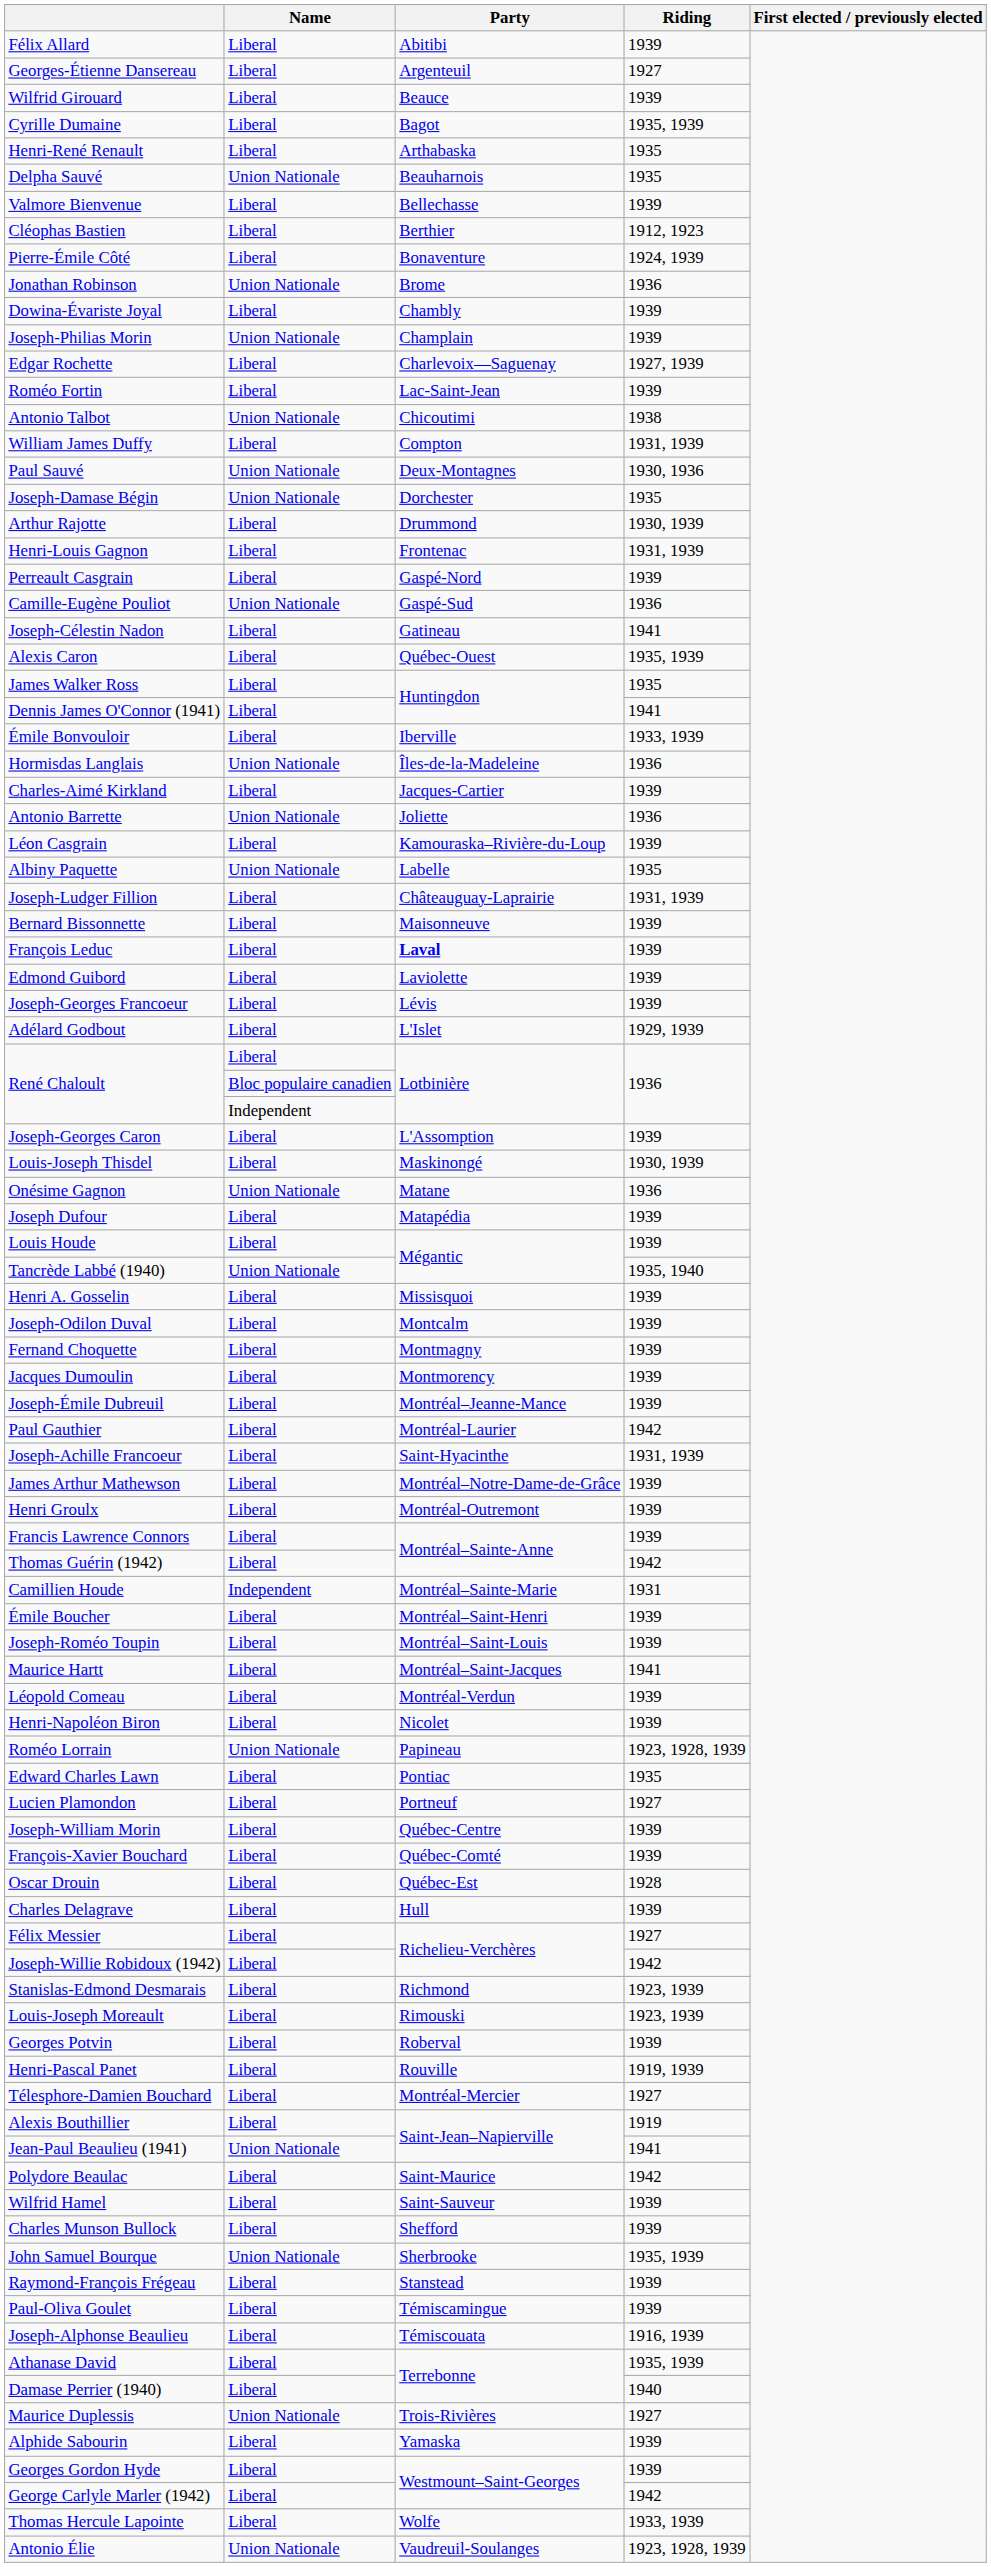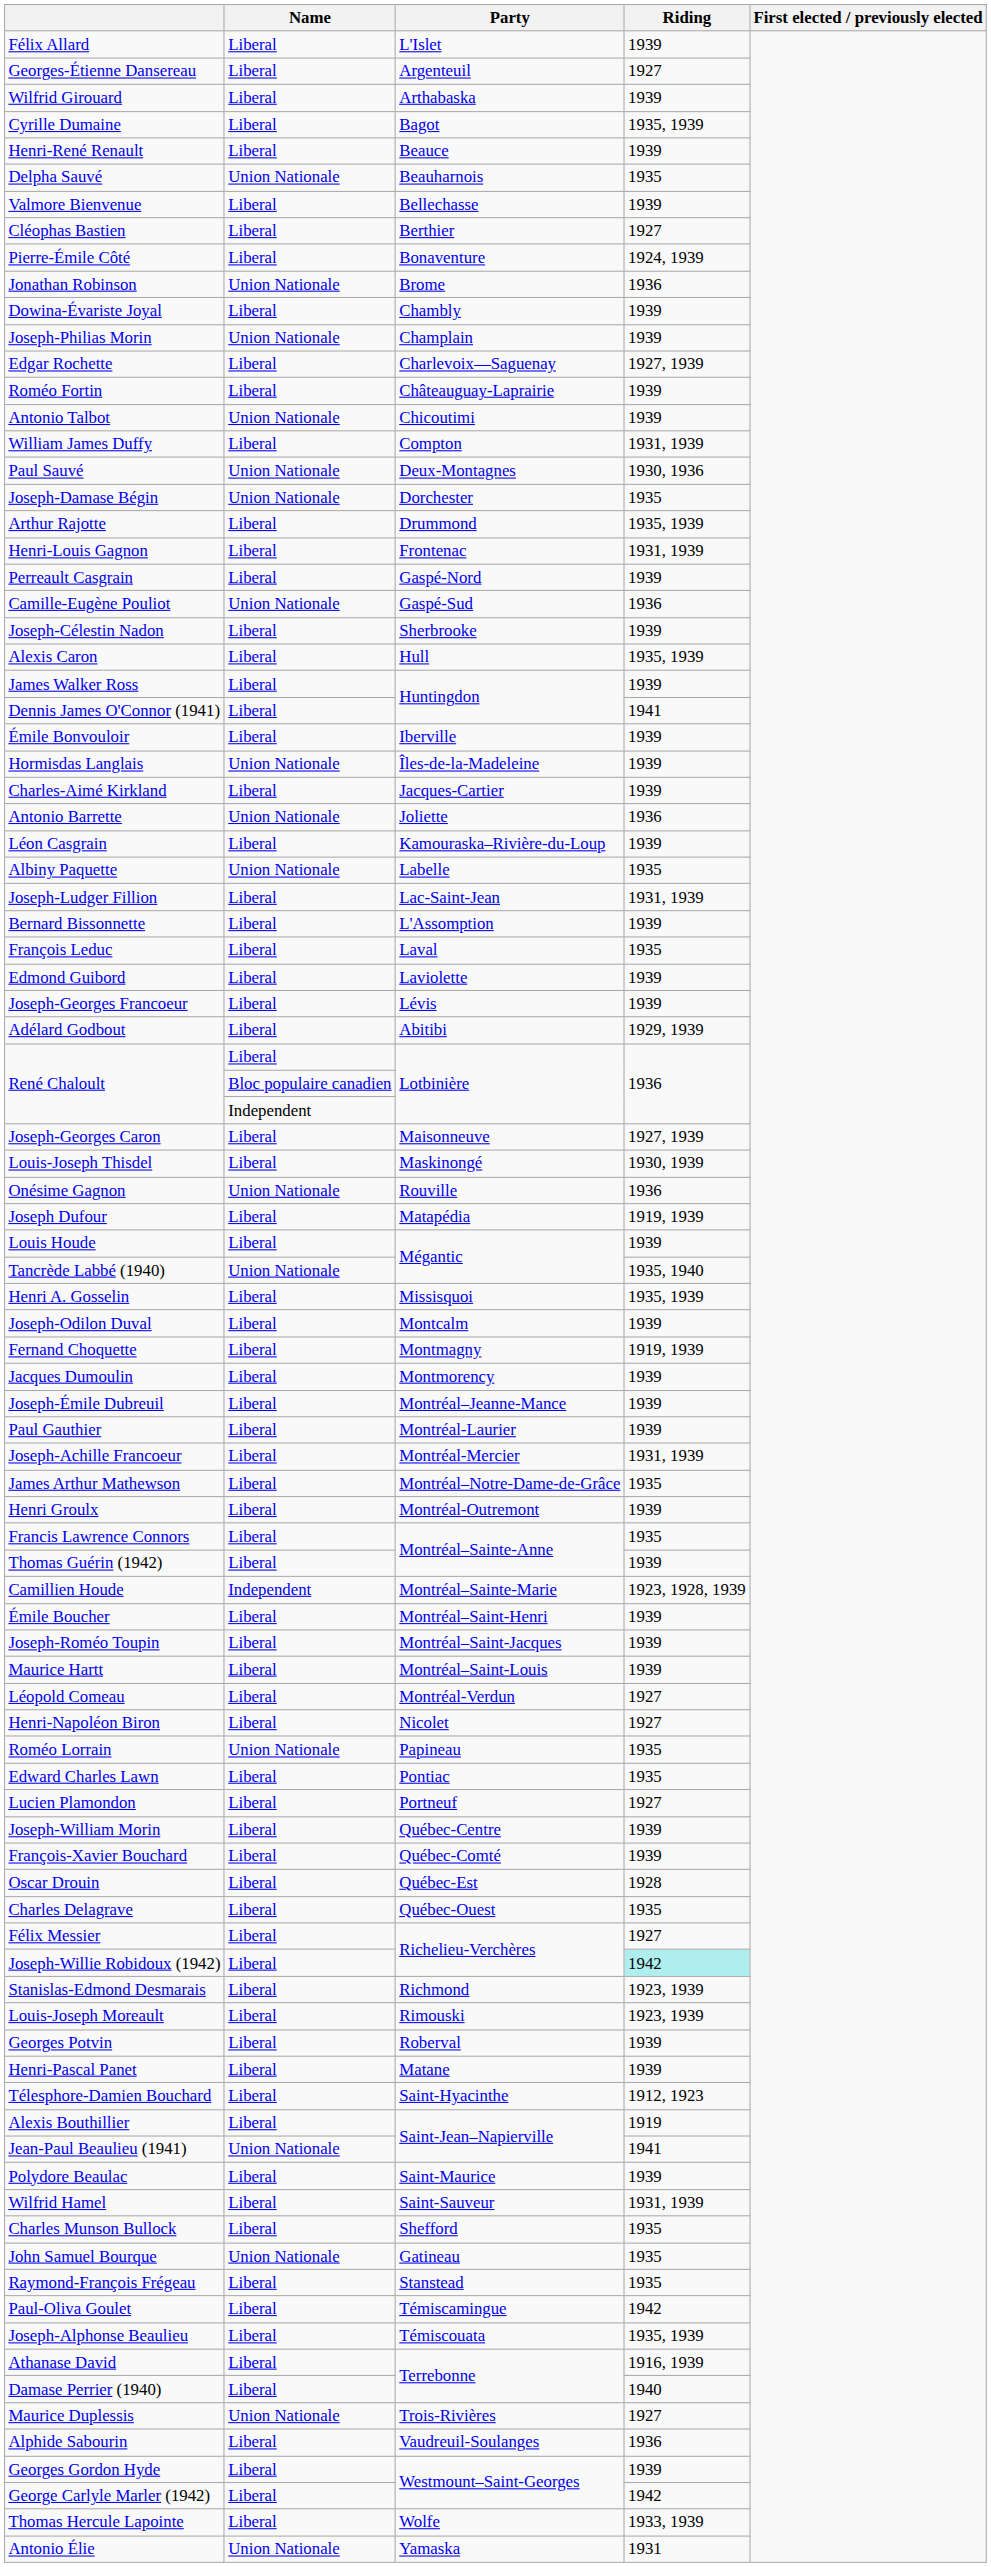(423, 44) Abitibi -> (420, 44) L'Islet
(424, 97) Beauce -> (438, 97) Arthabaska
(438, 151) Arthabaska -> (424, 151) Beauce
(645, 151) 1935 -> (645, 151) 1939
(666, 230) 1912, 1923 -> (645, 230) 1927
(450, 390) Lac-Saint-Jean -> (477, 390) Châteauguay-Laprairie
(645, 417) 1938 -> (645, 417) 1939
(666, 524) 1930, 1939 -> (666, 524) 1935, 1939
(430, 630) Gatineau -> (438, 630) Sherbrooke
(645, 630) 1941 -> (645, 630) 1939
(447, 657) Québec-Ouest -> (414, 657) Hull
(645, 683) 1935 -> (645, 683) 1939
(666, 737) 1933, 1939 -> (645, 737) 1939
(645, 763) 1936 -> (645, 763) 1939
(477, 897) Châteauguay-Laprairie -> (450, 897) Lac-Saint-Jean
(445, 923) Maisonneuve -> (447, 923) L'Assomption
(420, 950) bold -> (418, 950) normal
(645, 950) 1939 -> (645, 950) 1935
(420, 1030) L'Islet -> (423, 1030) Abitibi
(447, 1136) L'Assomption -> (445, 1136) Maisonneuve
(645, 1136) 1939 -> (666, 1136) 1927, 1939
(424, 1190) Matane -> (428, 1190) Rouville
(645, 1216) 1939 -> (666, 1216) 1919, 1939
(645, 1296) 1939 -> (666, 1296) 1935, 1939
(645, 1350) 1939 -> (666, 1350) 1919, 1939
(645, 1429) 1942 -> (645, 1429) 1939
(454, 1456) Saint-Hyacinthe -> (459, 1456) Montréal-Mercier
(645, 1483) 1939 -> (645, 1483) 1935
(645, 1536) 1939 -> (645, 1536) 1935
(645, 1563) 1942 -> (645, 1563) 1939
(645, 1589) 1931 -> (687, 1589) 1923, 1928, 1939
(473, 1643) Montréal–Saint-Louis -> (480, 1643) Montréal–Saint-Jacques
(480, 1669) Montréal–Saint-Jacques -> (473, 1669) Montréal–Saint-Louis
(645, 1669) 1941 -> (645, 1669) 1939
(645, 1696) 1939 -> (645, 1696) 1927
(645, 1723) 1939 -> (645, 1723) 1927
(687, 1749) 1923, 1928, 1939 -> (645, 1749) 1935
(414, 1909) Hull -> (447, 1909) Québec-Ouest
(645, 1909) 1939 -> (645, 1909) 1935
(645, 1962) no background -> (645, 1962) paleturquoise background
(428, 2069) Rouville -> (424, 2069) Matane
(666, 2069) 1919, 1939 -> (645, 2069) 1939
(459, 2096) Montréal-Mercier -> (454, 2096) Saint-Hyacinthe
(645, 2096) 1927 -> (666, 2096) 1912, 1923
(645, 2175) 1942 -> (645, 2175) 1939
(645, 2202) 1939 -> (666, 2202) 1931, 1939
(645, 2229) 1939 -> (645, 2229) 1935
(438, 2255) Sherbrooke -> (430, 2255) Gatineau
(666, 2255) 1935, 1939 -> (645, 2255) 1935
(645, 2282) 1939 -> (645, 2282) 1935
(645, 2309) 1939 -> (645, 2309) 1942
(666, 2335) 1916, 1939 -> (666, 2335) 1935, 1939
(666, 2362) 1935, 1939 -> (666, 2362) 1916, 1939
(430, 2442) Yamaska -> (469, 2442) Vaudreuil-Soulanges
(645, 2442) 1939 -> (645, 2442) 1936
(469, 2548) Vaudreuil-Soulanges -> (430, 2548) Yamaska
(687, 2548) 1923, 1928, 1939 -> (645, 2548) 1931
